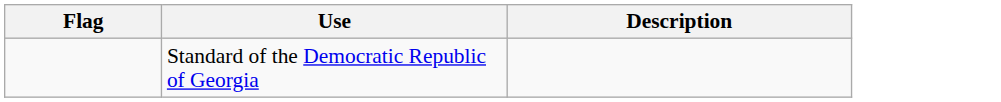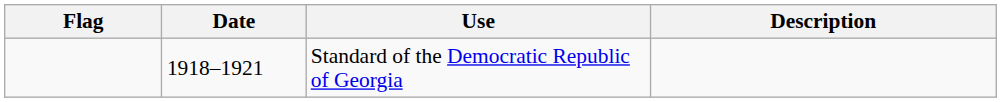+ column: (234, 21)
